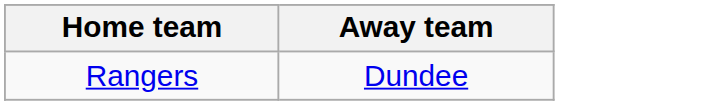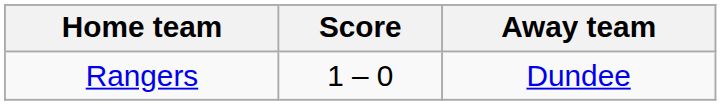+ column: (360, 28)
